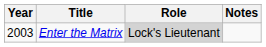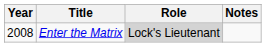(20, 32) 2003 -> (20, 32) 2008
